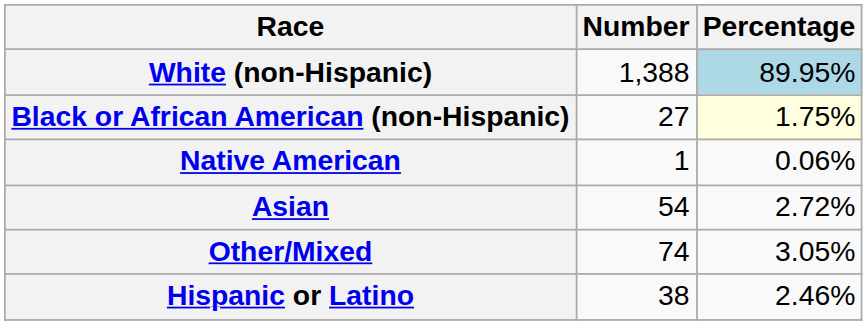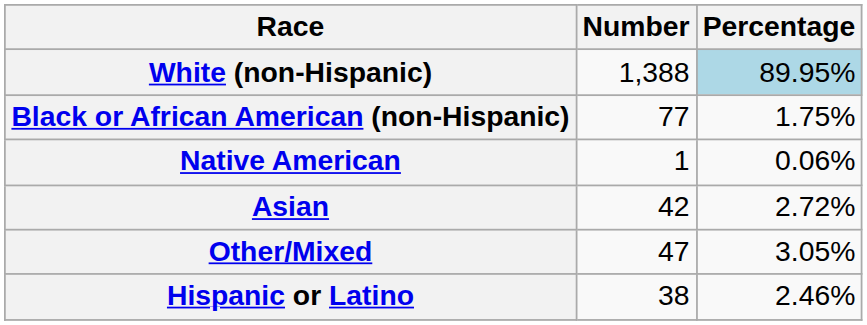(674, 116) 27 -> (674, 116) 77
(815, 116) lightyellow background -> (815, 116) no background
(674, 206) 54 -> (674, 206) 42
(674, 251) 74 -> (674, 251) 47
